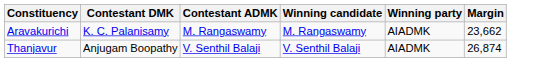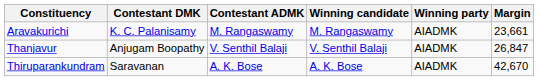(484, 31) 23,662 -> (511, 31) 23,661
(484, 48) 26,874 -> (511, 48) 26,847
+ row: (56, 66)
